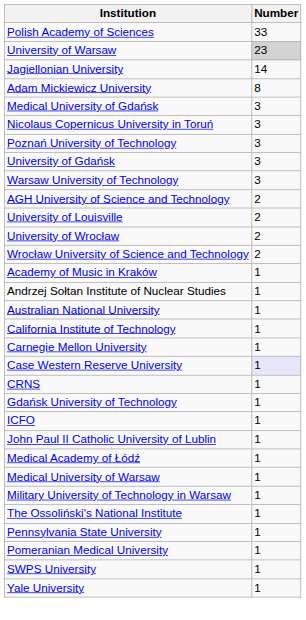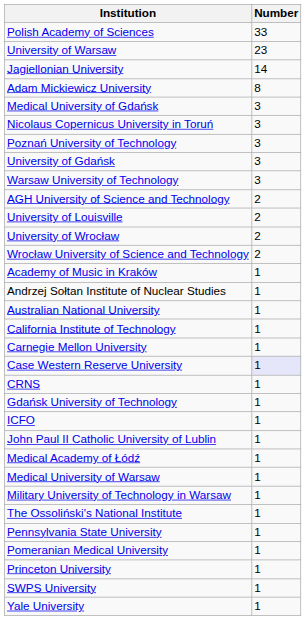(261, 50) lightgrey background -> (261, 50) no background
+ row: (59, 569)
